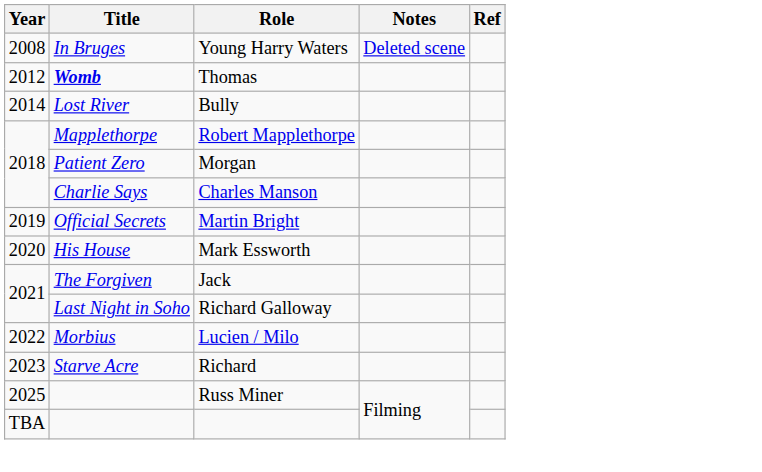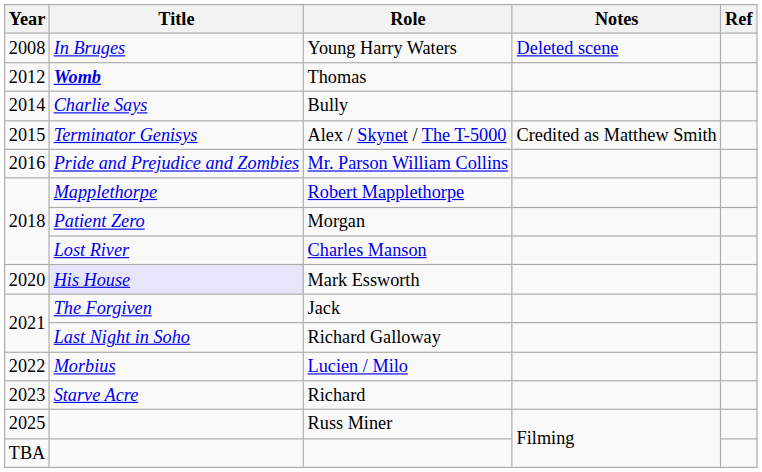(91, 105) Lost River -> (101, 105) Charlie Says
+ row: (407, 134)
+ row: (408, 163)
(101, 192) Charlie Says -> (91, 250) Lost River
- row: (249, 221)
(92, 250) no background -> (92, 279) lavender background
